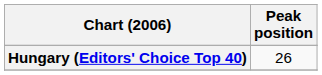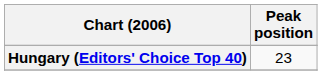(283, 57) 26 -> (283, 57) 23
